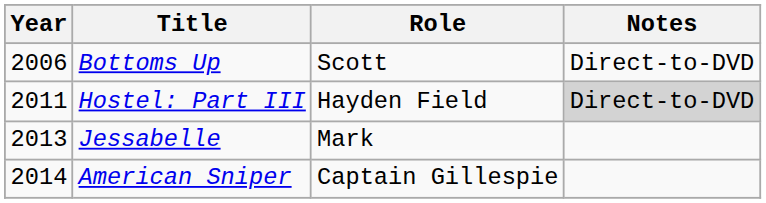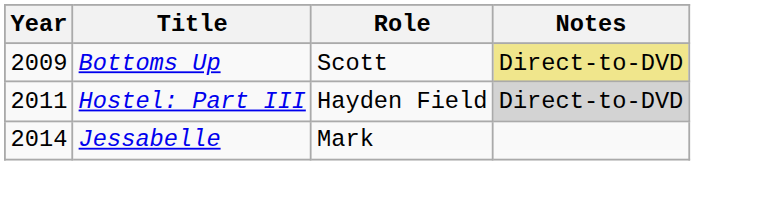(39, 63) 2006 -> (39, 63) 2009
(662, 63) no background -> (591, 63) khaki background
(39, 140) 2013 -> (39, 140) 2014
- row: (185, 178)
